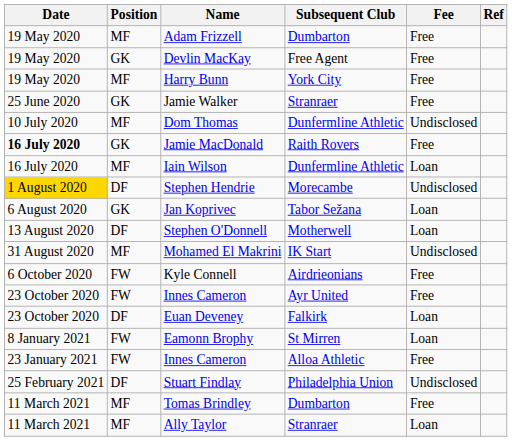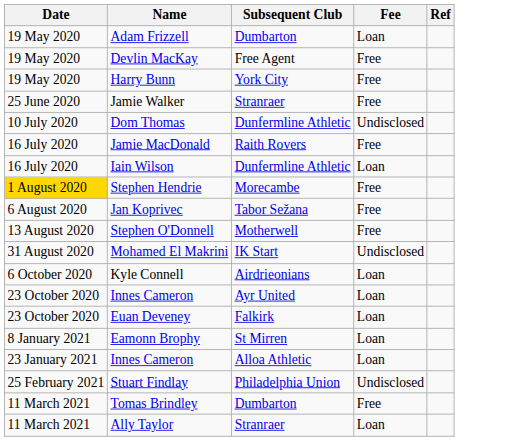- column: (134, 15)
(422, 36) Free -> (371, 36) Loan
(44, 144) bold -> (43, 144) normal
(444, 187) Undisclosed -> (369, 187) Free
(424, 209) Loan -> (369, 209) Free
(424, 230) Loan -> (369, 230) Free
(422, 274) Free -> (371, 274) Loan
(422, 295) Free -> (371, 295) Loan
(422, 360) Free -> (371, 360) Loan
